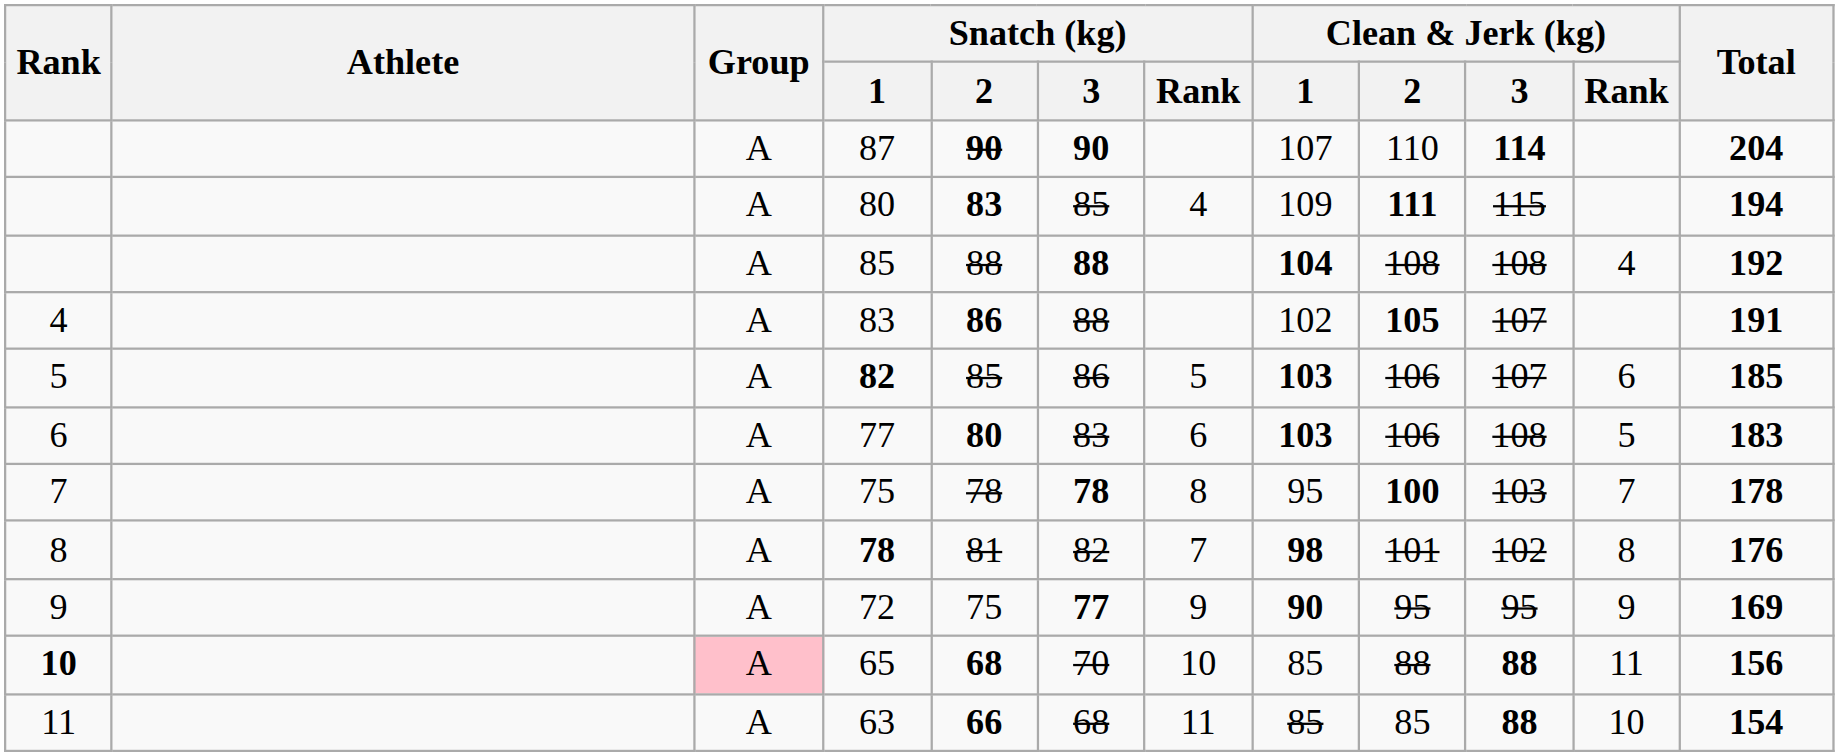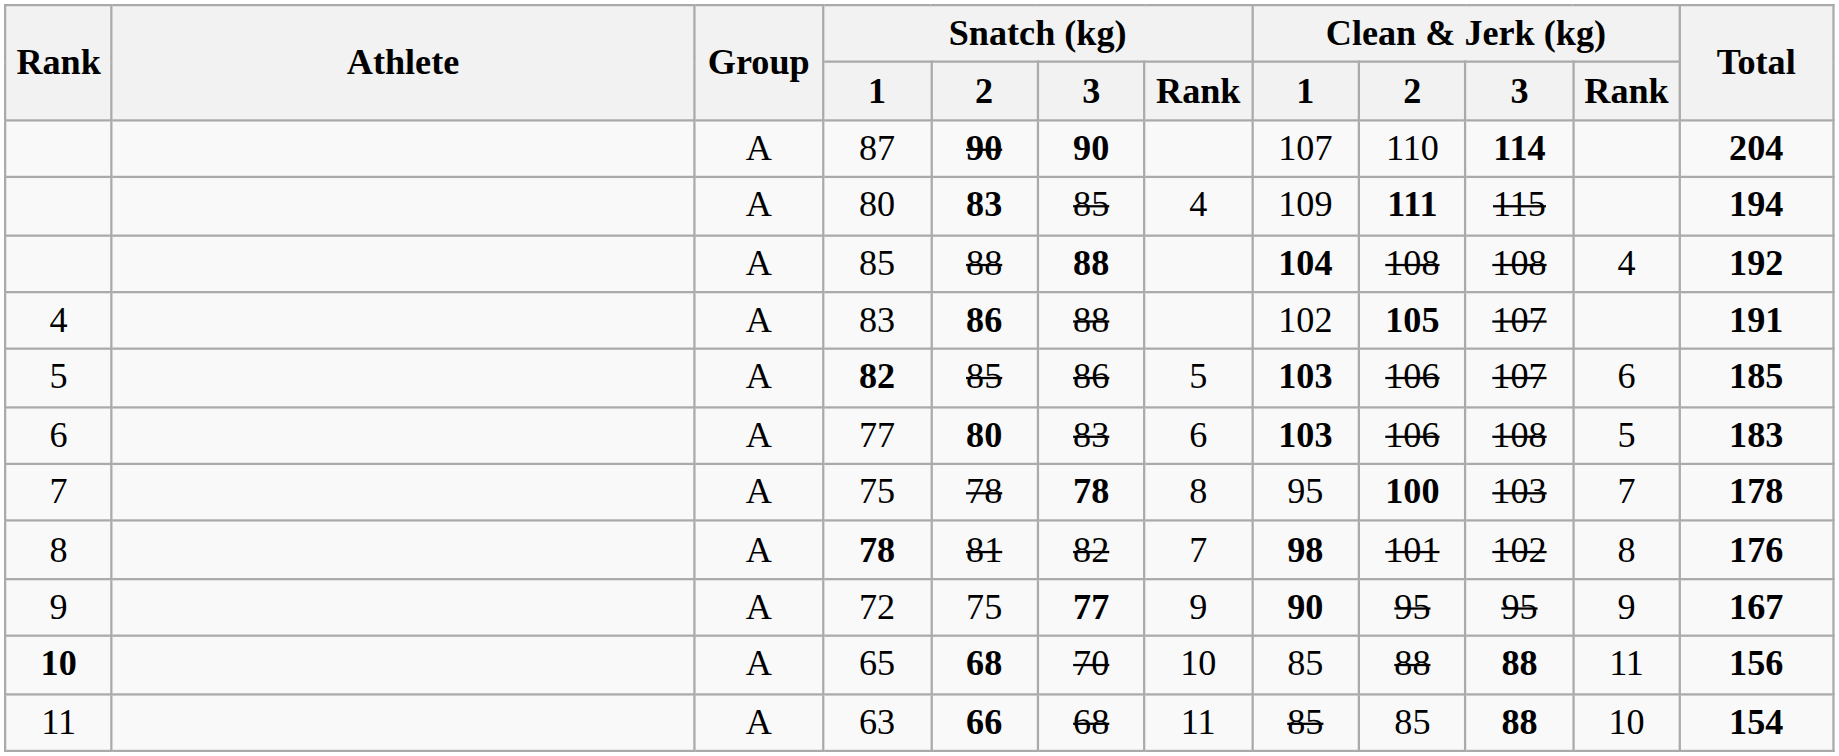(1756, 606) 169 -> (1756, 606) 167
(759, 663) pink background -> (759, 663) no background
